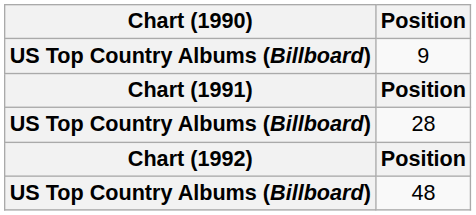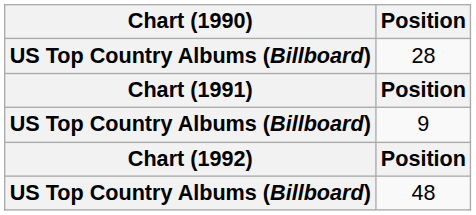rows swapped: (423, 124) <-> (423, 55)
